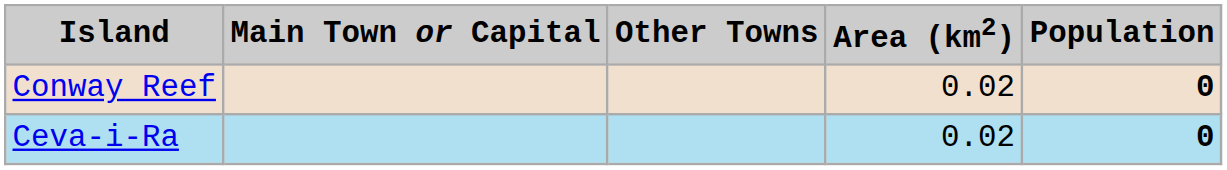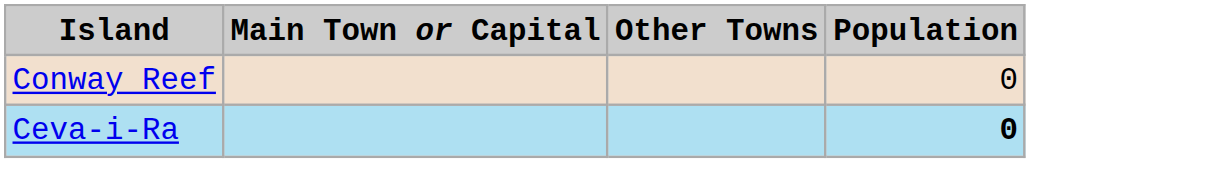- column: (924, 34)
(1205, 88) bold -> (1009, 81) normal
